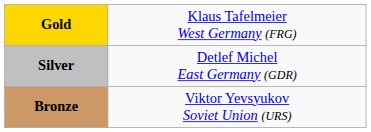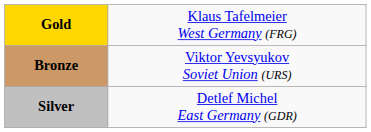rows swapped: (56, 65) <-> (56, 106)
